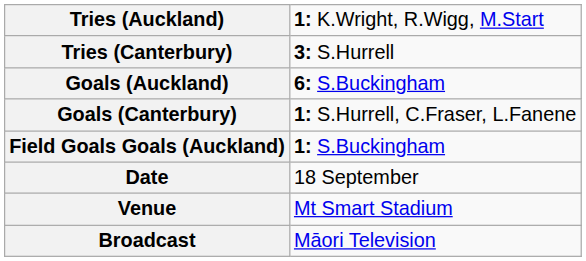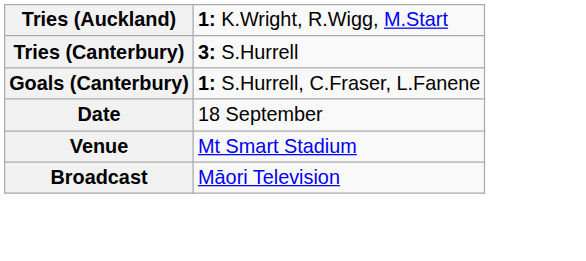- row: (147, 83)
- row: (147, 146)
